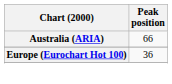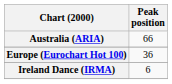+ row: (67, 70)
